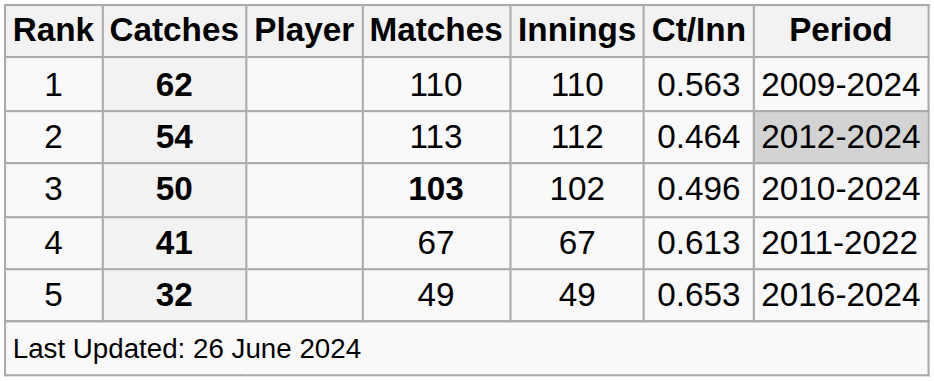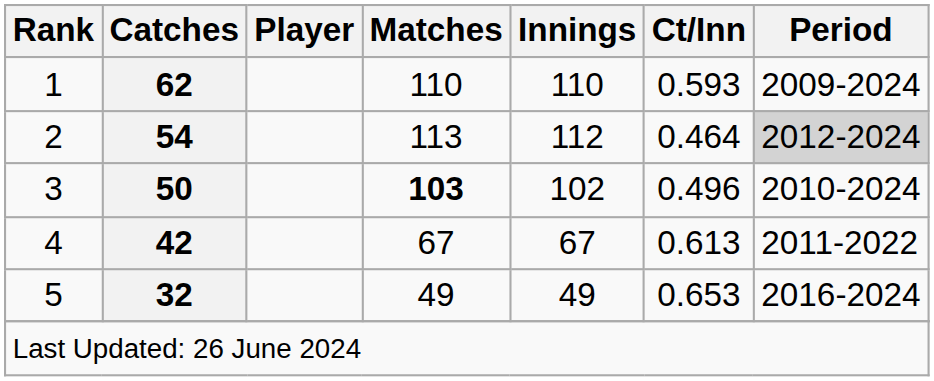(699, 83) 0.563 -> (699, 83) 0.593
(174, 242) 41 -> (174, 242) 42
